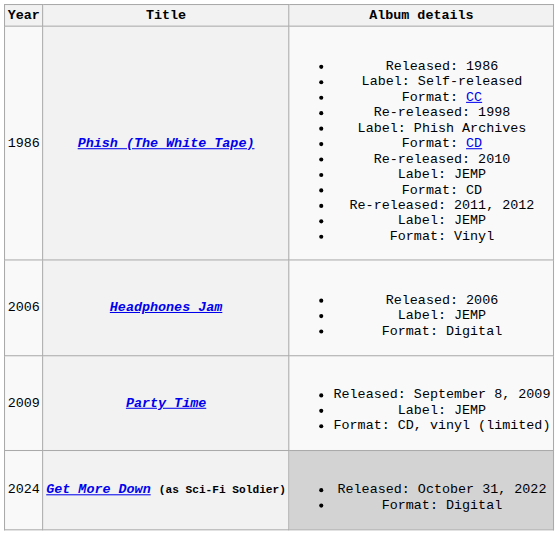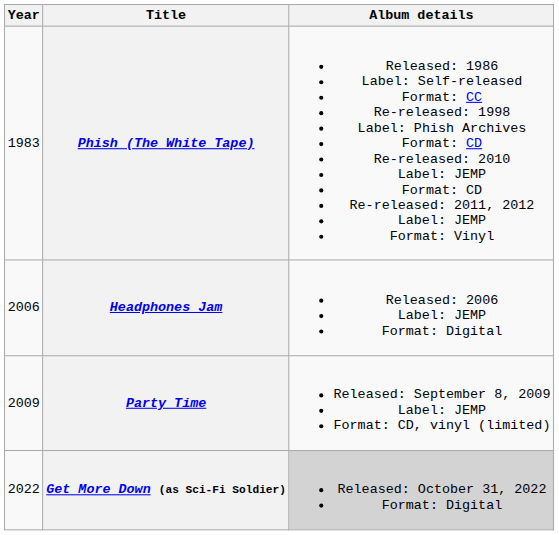(24, 143) 1986 -> (24, 143) 1983
(24, 490) 2024 -> (24, 490) 2022
